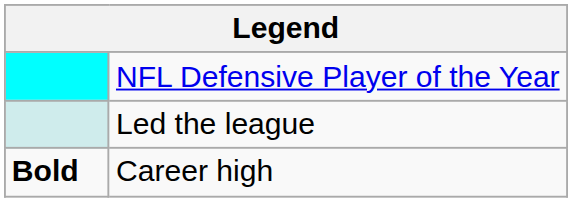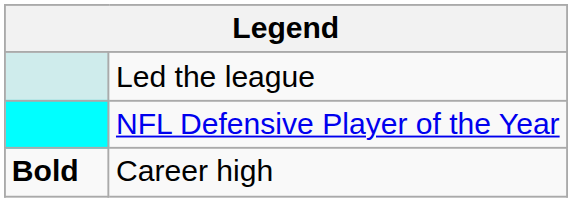rows swapped: (338, 76) <-> (215, 123)
